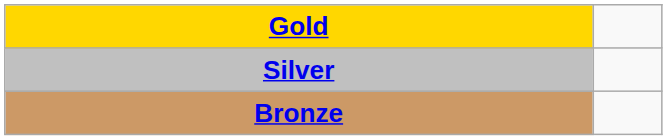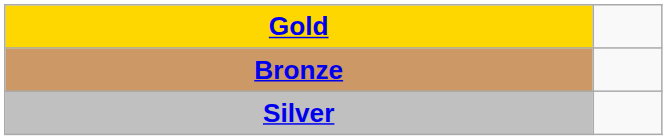rows swapped: (299, 68) <-> (299, 112)
